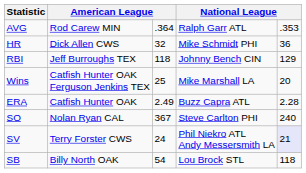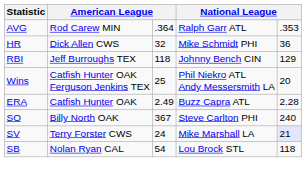(216, 80) Mike Marshall LA -> (227, 80) Phil Niekro ATL Andy Messersmith LA
(87, 117) Nolan Ryan CAL -> (84, 117) Billy North OAK
(227, 139) Phil Niekro ATL Andy Messersmith LA -> (216, 133) Mike Marshall LA
(84, 160) Billy North OAK -> (87, 149) Nolan Ryan CAL
